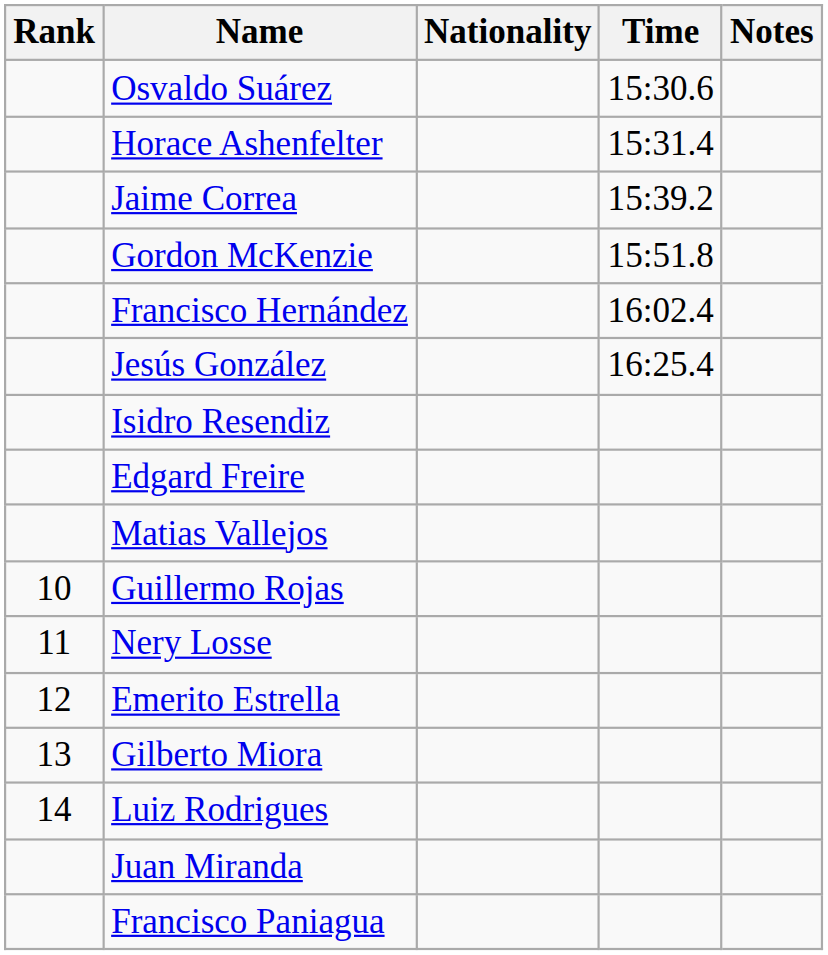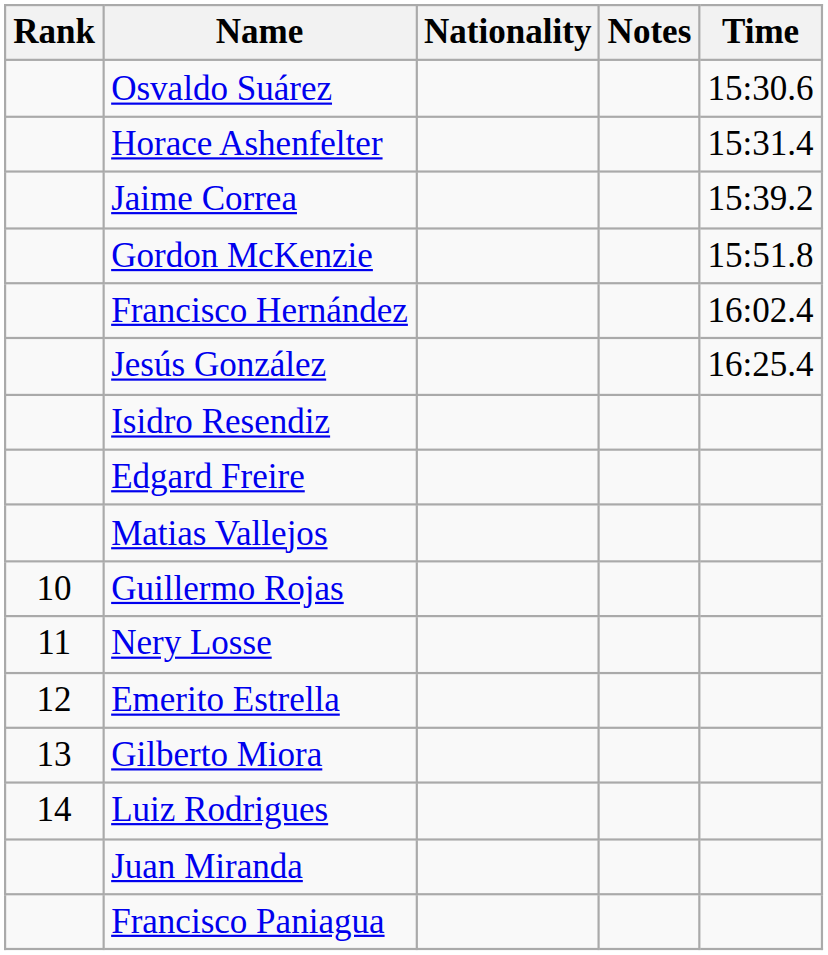columns swapped: (661, 32) <-> (772, 32)
